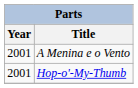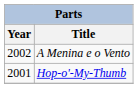(19, 54) 2001 -> (19, 54) 2002
